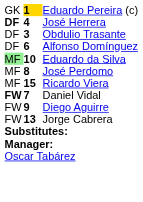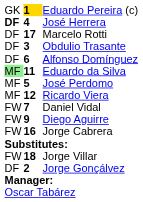+ row: (75, 34)
(30, 59) 10 -> (29, 71) 11
(27, 71) 8 -> (27, 83) 5
(30, 83) 15 -> (30, 95) 12
(13, 95) bold -> (13, 107) normal
(30, 120) 13 -> (30, 132) 16
+ row: (70, 156)
+ row: (84, 168)
